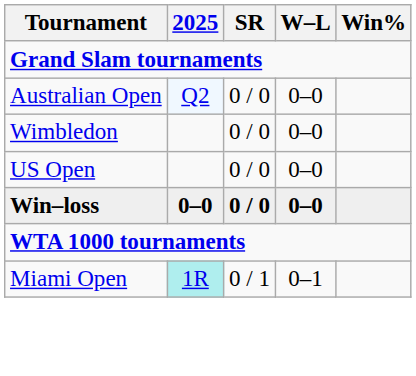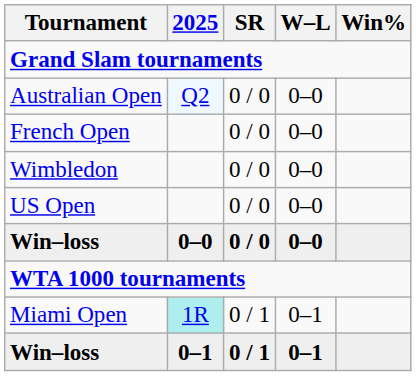+ row: (70, 132)
+ row: (55, 351)
